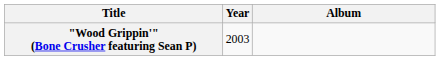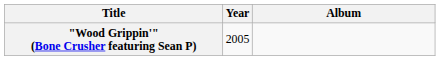(238, 39) 2003 -> (238, 39) 2005
